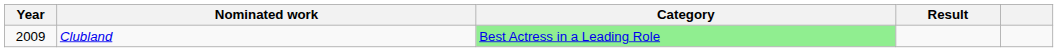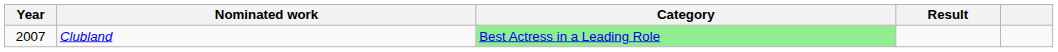(31, 36) 2009 -> (31, 36) 2007
